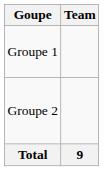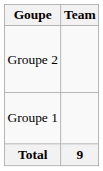rows swapped: (33, 51) <-> (33, 110)
